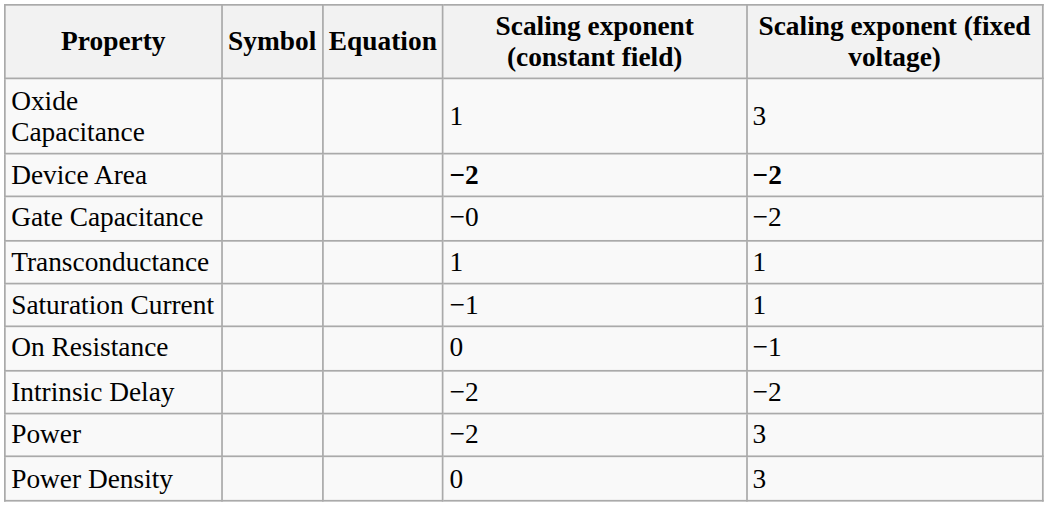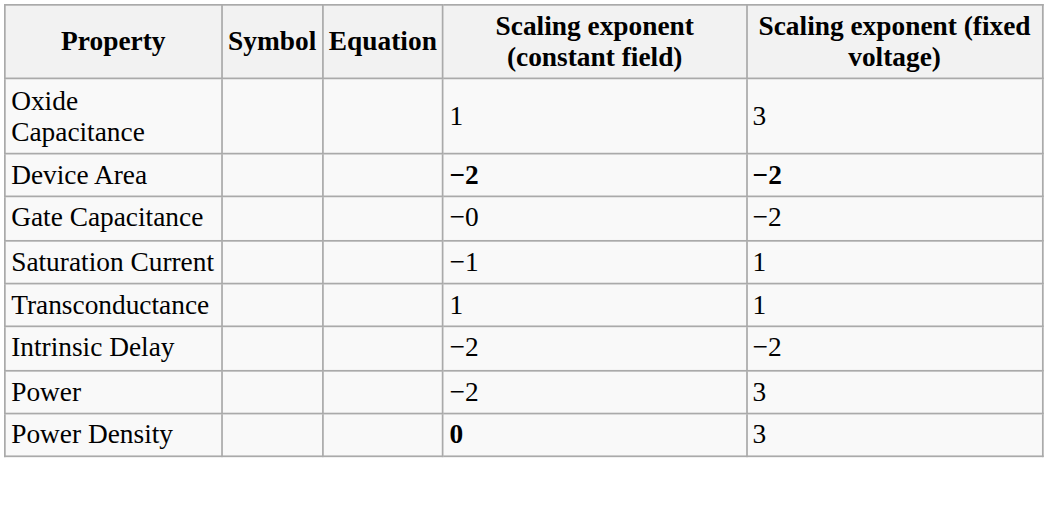rows swapped: (110, 261) <-> (113, 304)
- row: (90, 348)
(456, 478) normal -> (456, 434) bold
